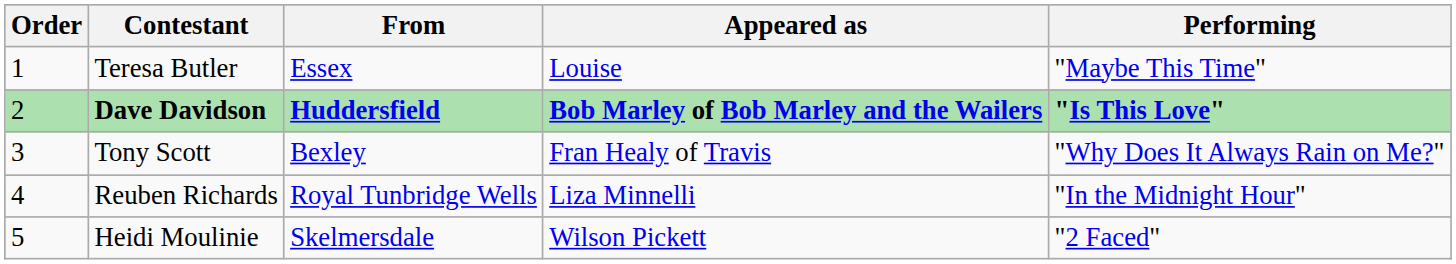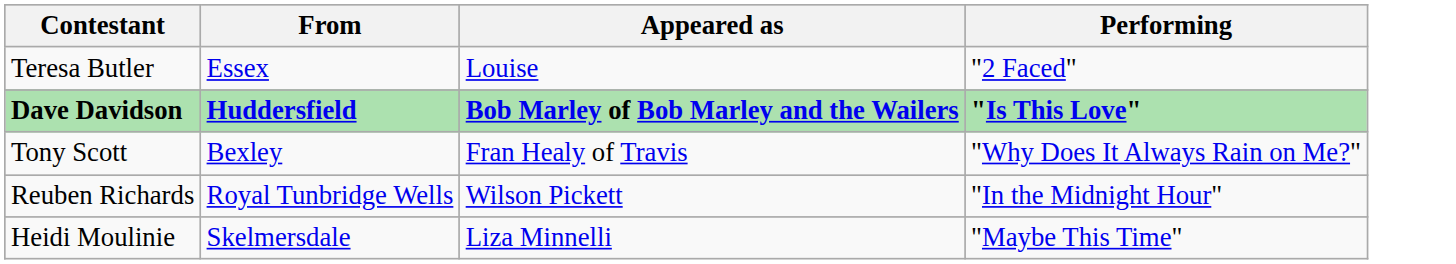- column: (47, 25)
(1160, 68) "Maybe This Time" -> (1024, 68) "2 Faced"
(622, 195) Liza Minnelli -> (544, 195) Wilson Pickett
(628, 237) Wilson Pickett -> (539, 237) Liza Minnelli
(1107, 237) "2 Faced" -> (1077, 237) "Maybe This Time"
